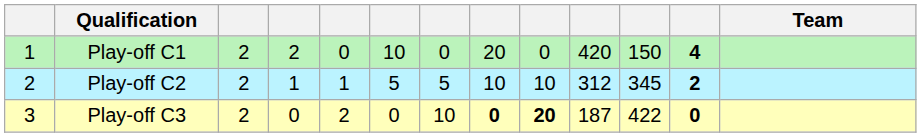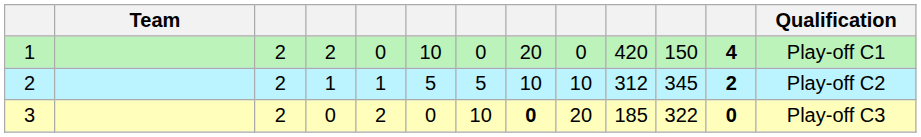columns swapped: (818, 20) <-> (137, 20)
(545, 115) bold -> (581, 115) normal
(595, 115) 187 -> (631, 115) 185
(645, 115) 422 -> (681, 115) 322
